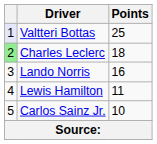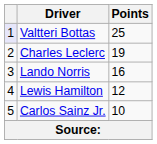(11, 52) lightgreen background -> (11, 52) no background
(118, 52) 18 -> (118, 52) 19
(118, 91) 11 -> (118, 91) 12
